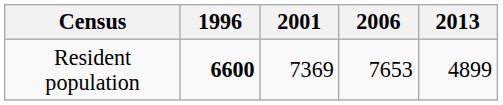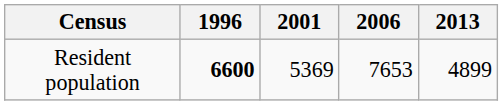(312, 69) 7369 -> (312, 69) 5369
